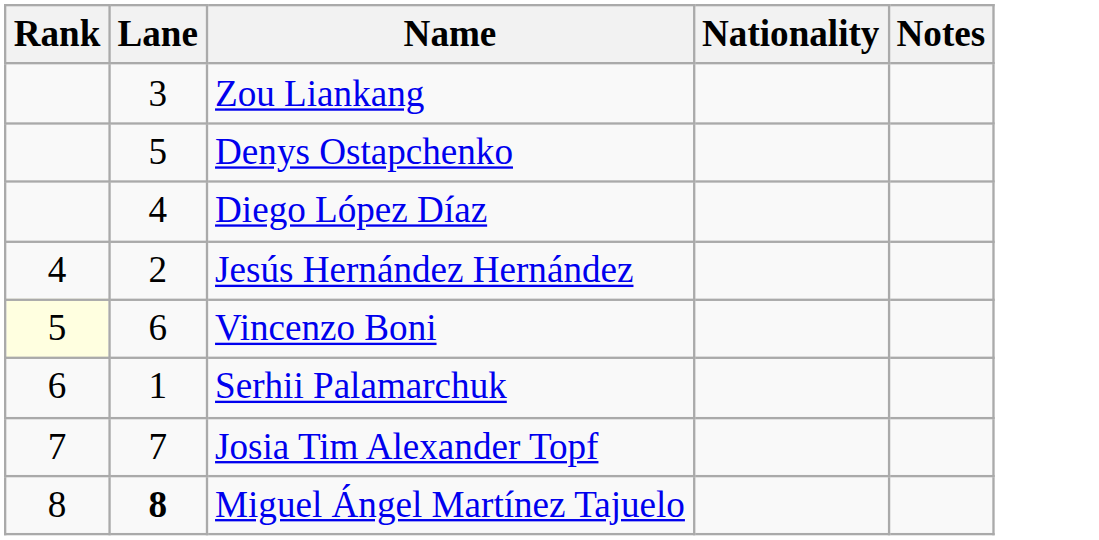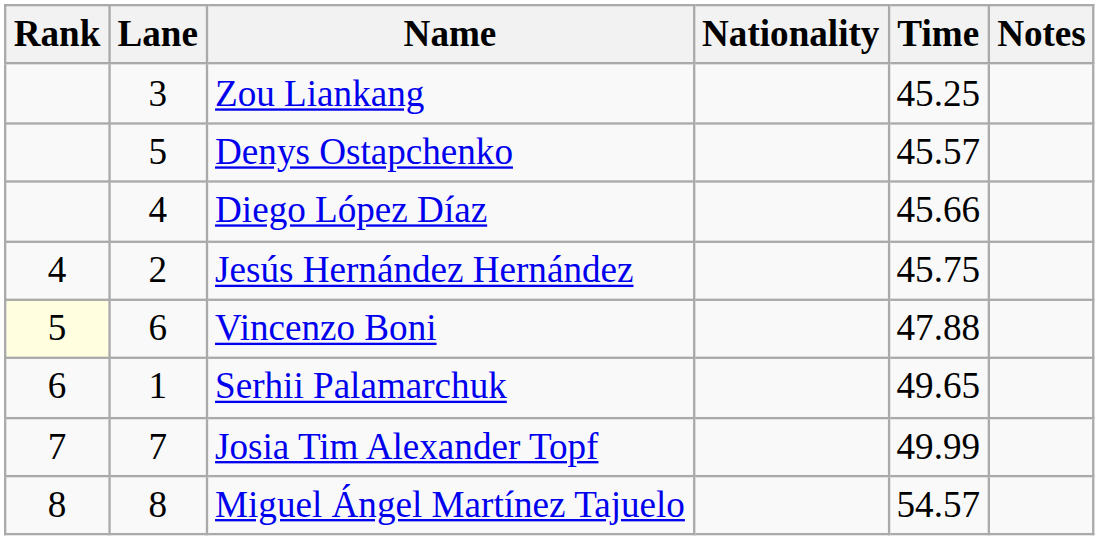+ column: (938, 33)
(158, 504) bold -> (158, 504) normal
